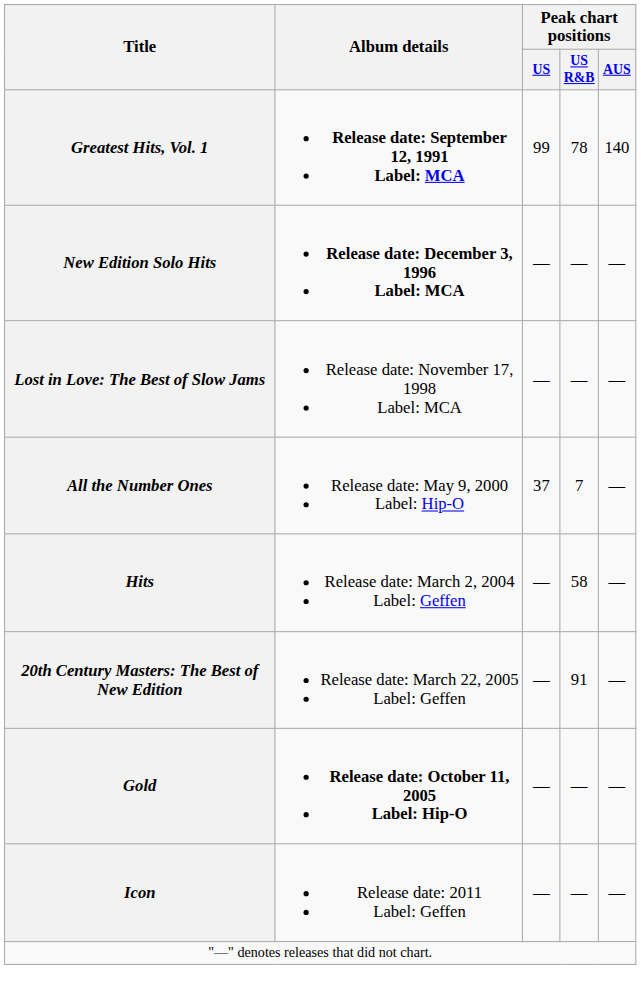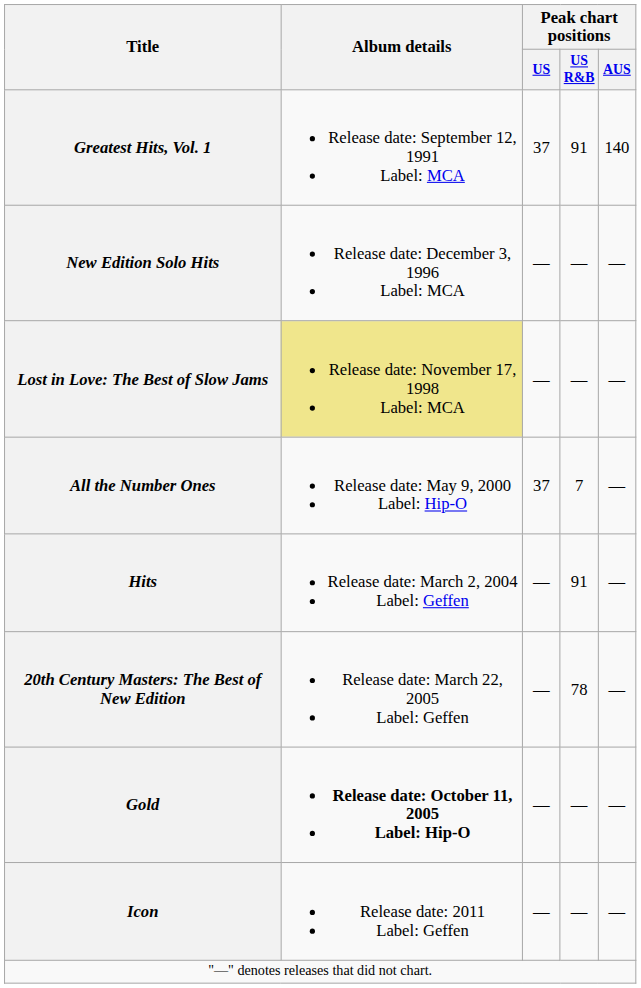(399, 157) bold -> (402, 157) normal
(541, 147) 99 -> (541, 147) 37
(579, 147) 78 -> (579, 147) 91
(399, 273) bold -> (402, 273) normal
(399, 388) no background -> (402, 388) khaki background
(579, 582) 58 -> (579, 582) 91
(579, 679) 91 -> (579, 689) 78
